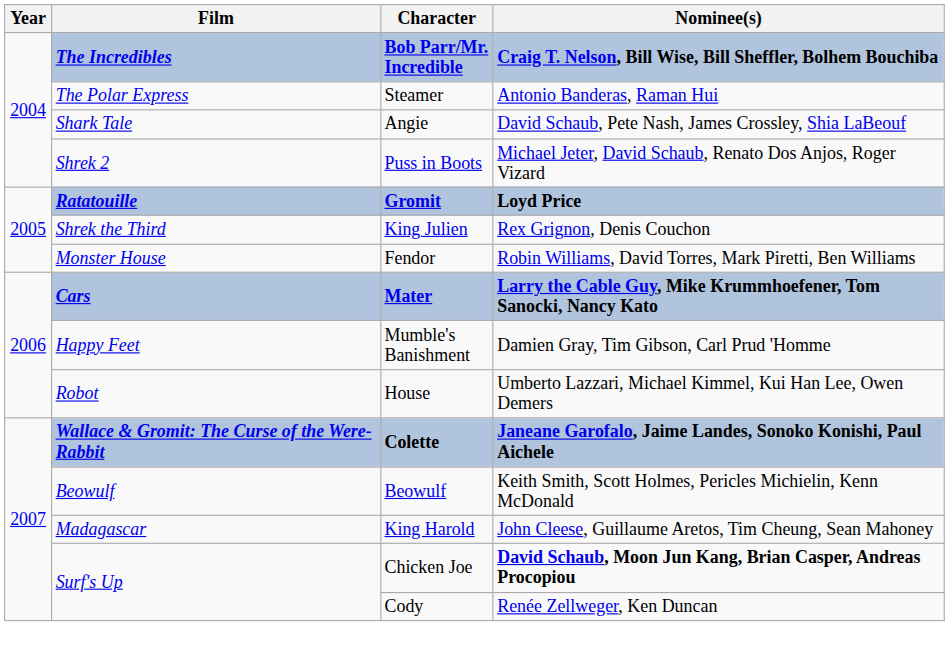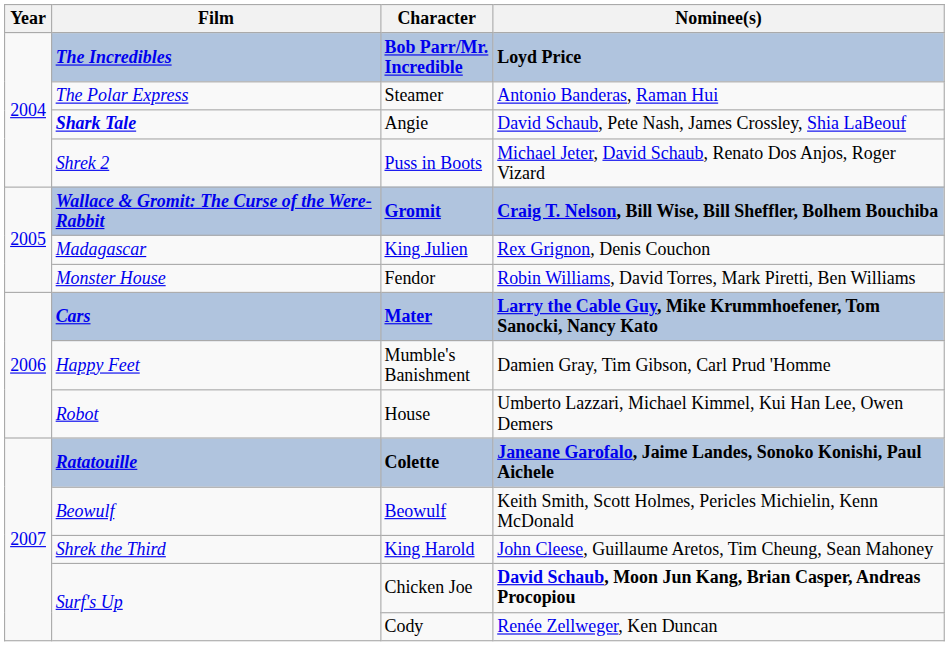(718, 57) Craig T. Nelson, Bill Wise, Bill Sheffler, Bolhem Bouchiba -> (539, 57) Loyd Price
(94, 124) normal -> (96, 124) bold
(96, 201) Ratatouille -> (214, 211) Wallace & Gromit: The Curse of the Were-Rabbit
(539, 201) Loyd Price -> (718, 211) Craig T. Nelson, Bill Wise, Bill Sheffler, Bolhem Bouchiba
(111, 229) Shrek the Third -> (101, 249) Madagascar
(214, 442) Wallace & Gromit: The Curse of the Were-Rabbit -> (96, 462) Ratatouille
(101, 529) Madagascar -> (111, 549) Shrek the Third
